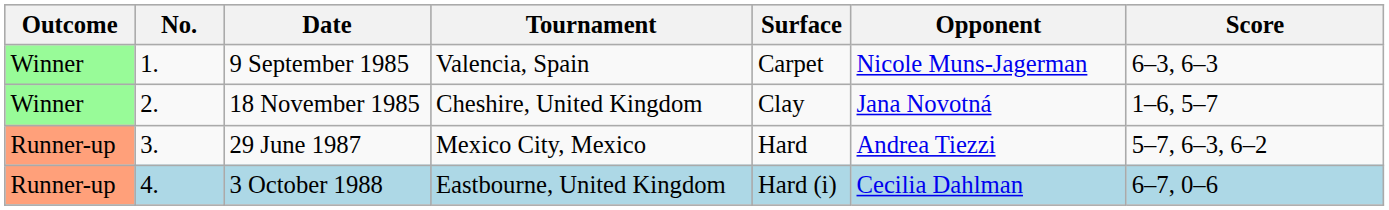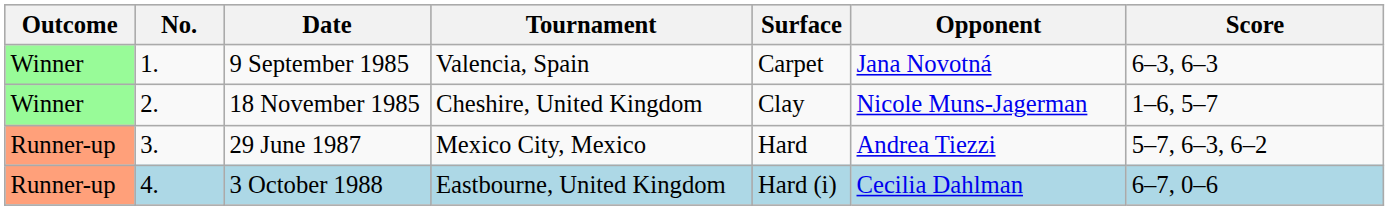(972, 64) Nicole Muns-Jagerman -> (924, 64) Jana Novotná
(924, 104) Jana Novotná -> (972, 104) Nicole Muns-Jagerman
